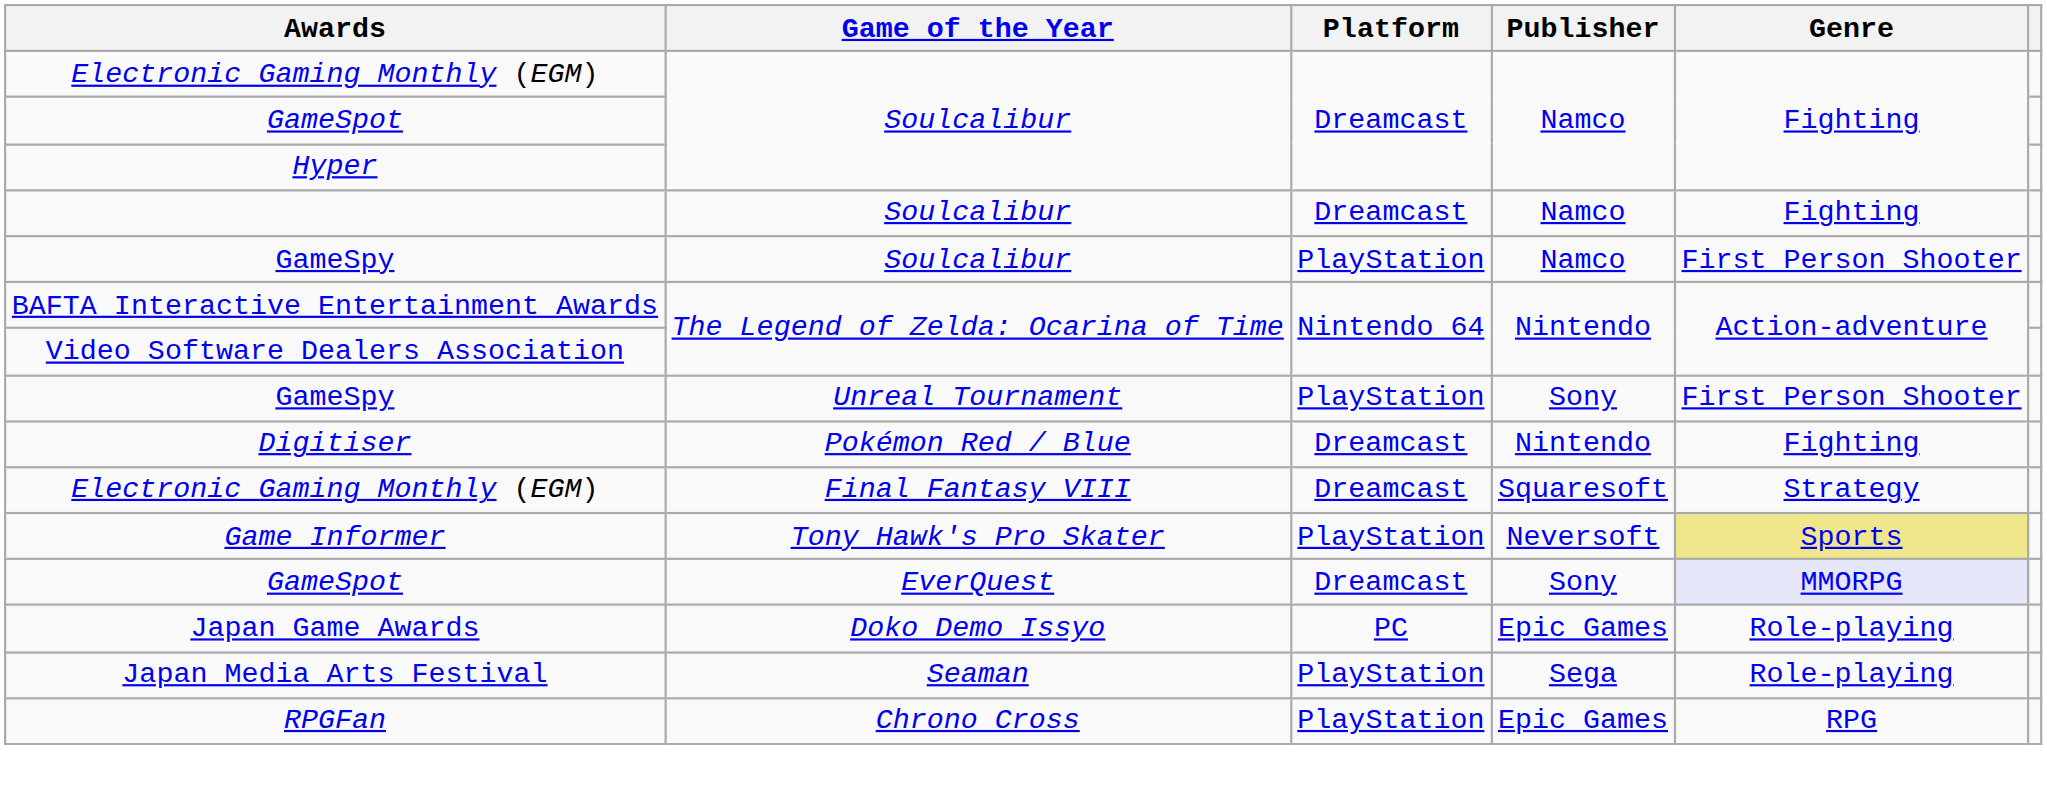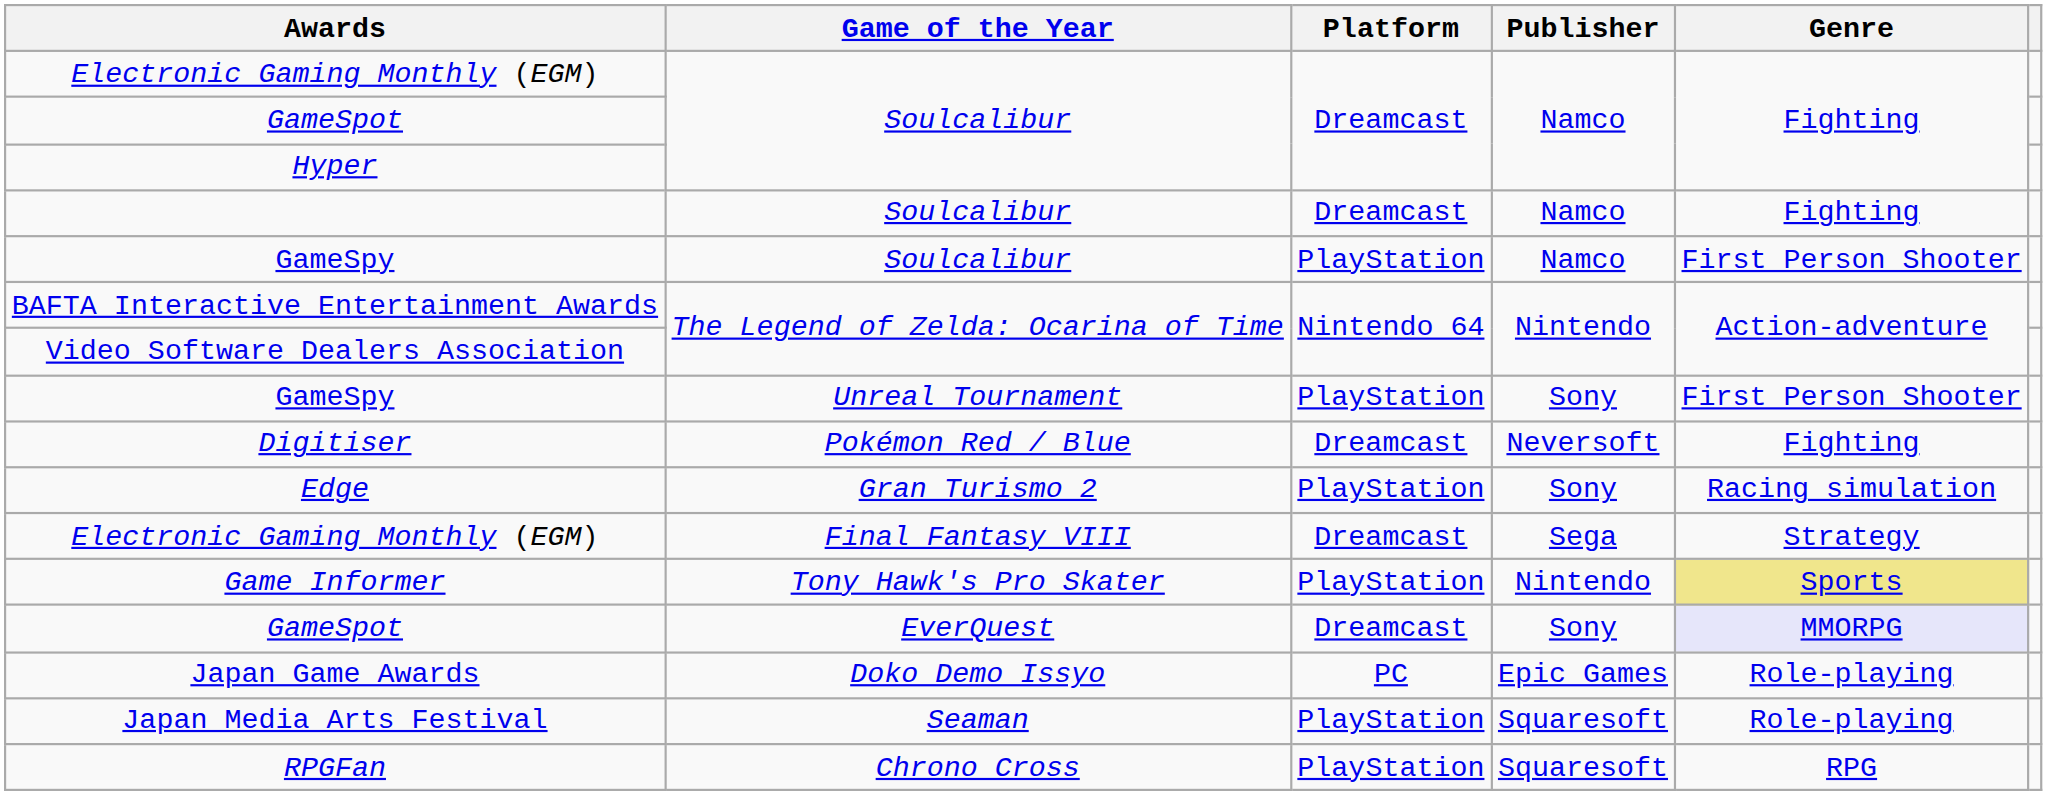(1583, 444) Nintendo -> (1583, 444) Neversoft
+ row: (335, 490)
(1583, 490) Squaresoft -> (1583, 536) Sega
(1583, 536) Neversoft -> (1583, 582) Nintendo
(1583, 675) Sega -> (1583, 721) Squaresoft
(1583, 721) Epic Games -> (1583, 767) Squaresoft
